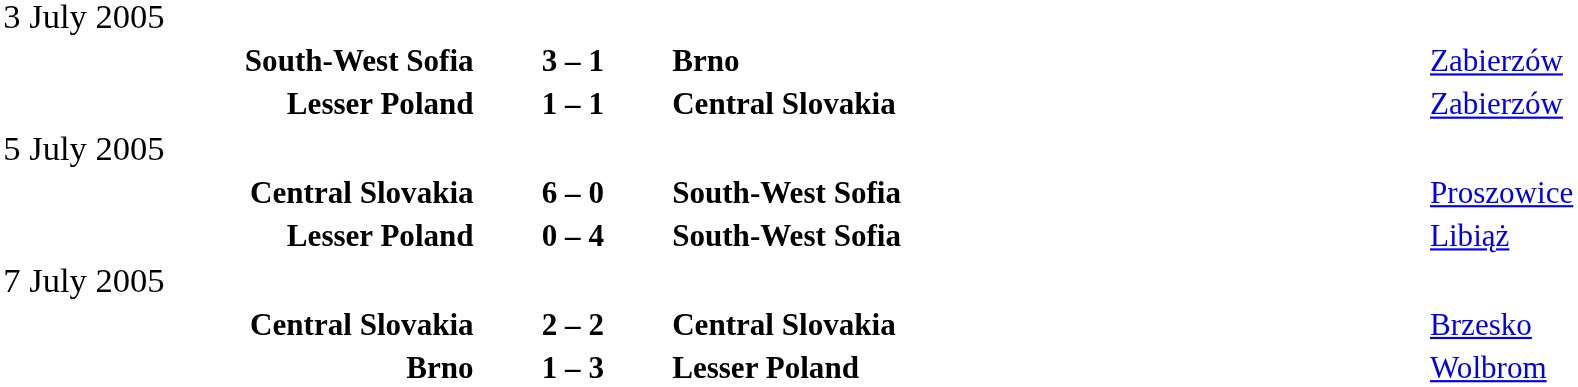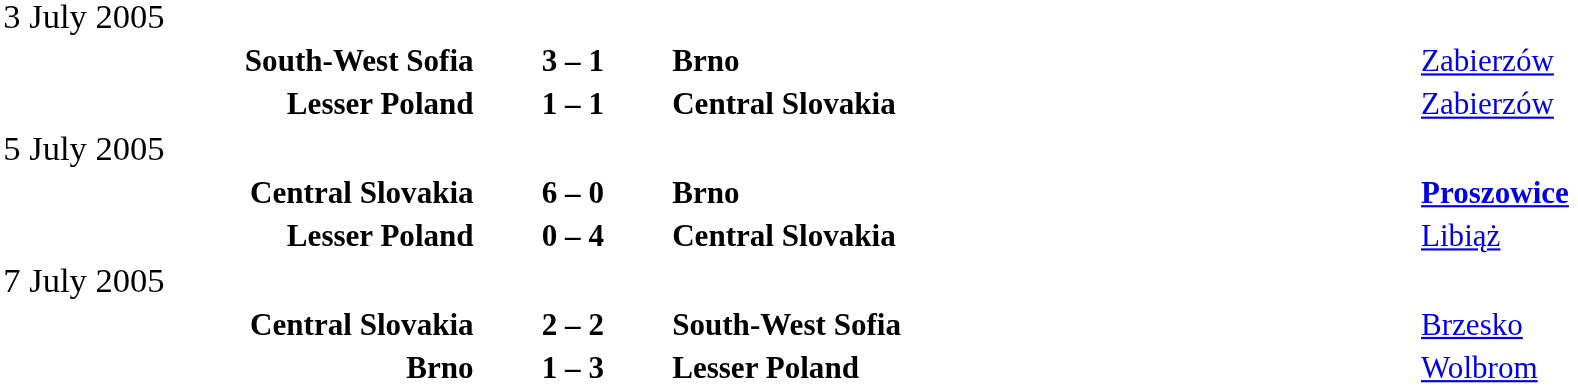(787, 192) South-West Sofia -> (706, 192) Brno
(1502, 192) normal -> (1495, 192) bold
(787, 235) South-West Sofia -> (784, 235) Central Slovakia
(784, 324) Central Slovakia -> (787, 324) South-West Sofia
